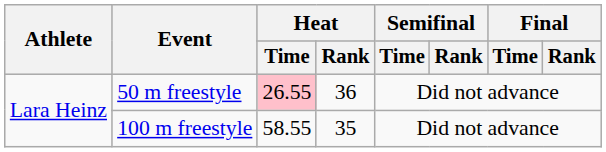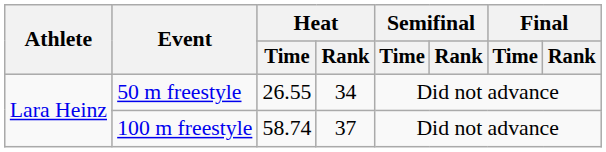(287, 92) pink background -> (287, 92) no background
(346, 92) 36 -> (346, 92) 34
(287, 128) 58.55 -> (287, 128) 58.74
(346, 128) 35 -> (346, 128) 37
